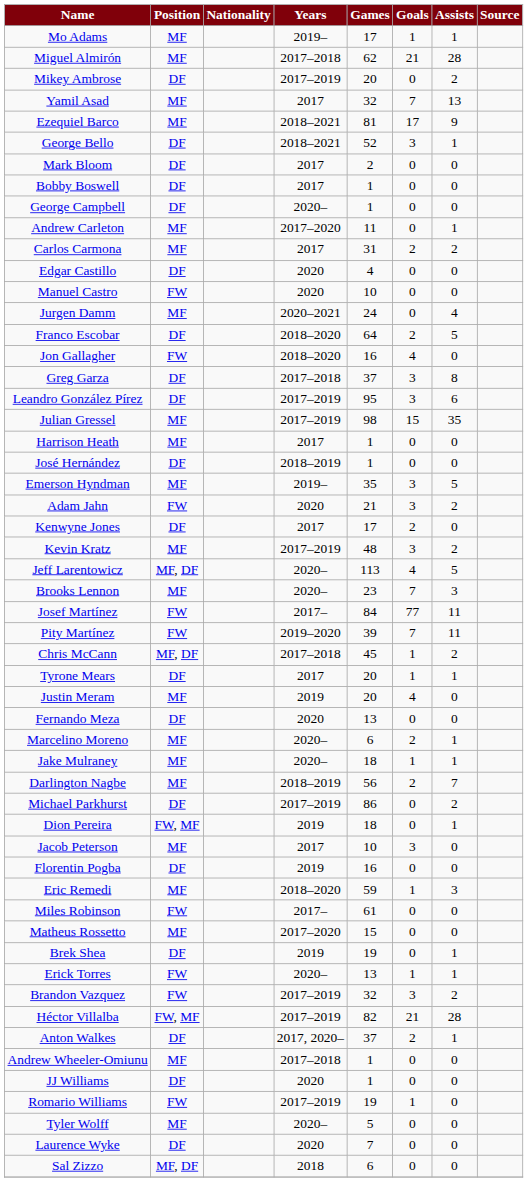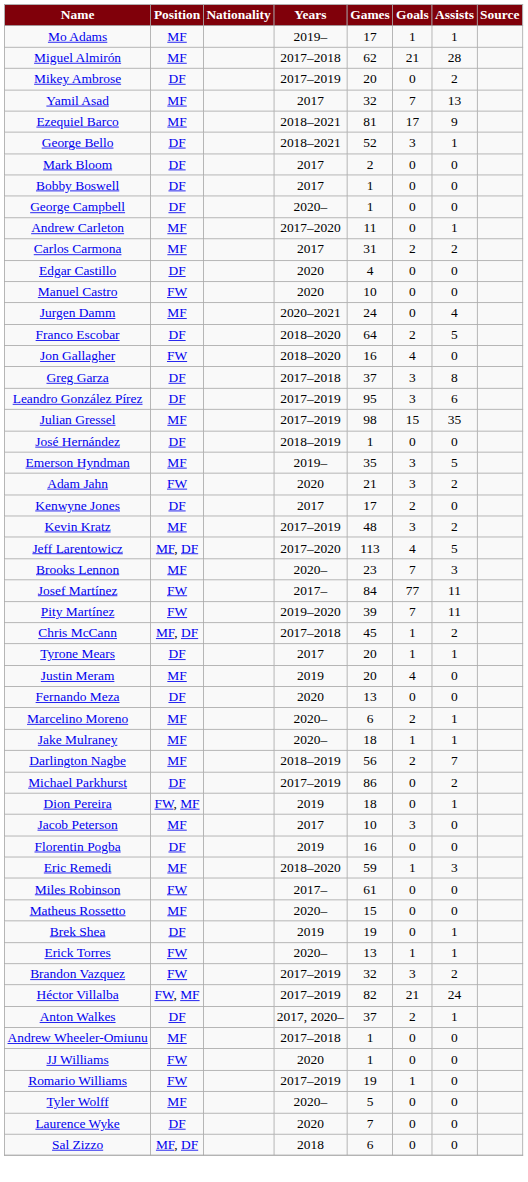- row: (78, 441)
(310, 569) 2020– -> (310, 548) 2017–2020
(310, 931) 2017–2020 -> (310, 910) 2020–
(454, 1016) 28 -> (454, 995) 24
(177, 1080) DF -> (177, 1059) FW
